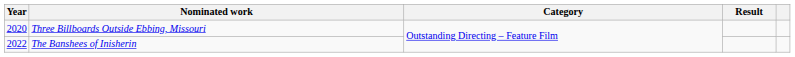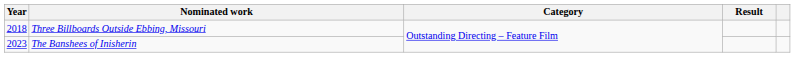(17, 28) 2020 -> (17, 28) 2018
(17, 44) 2022 -> (17, 44) 2023
